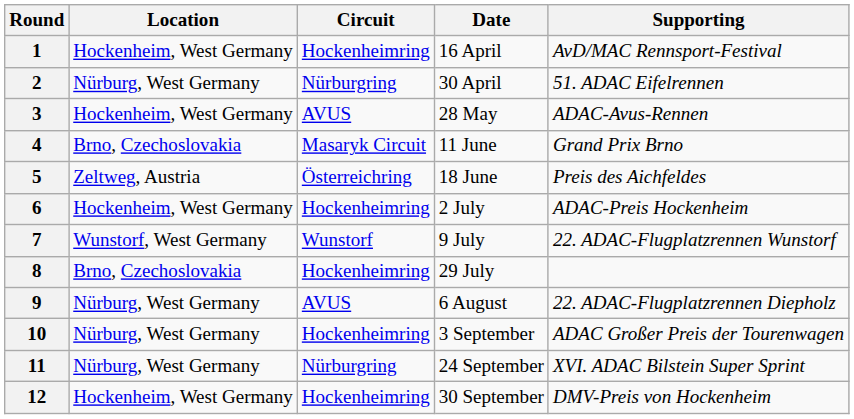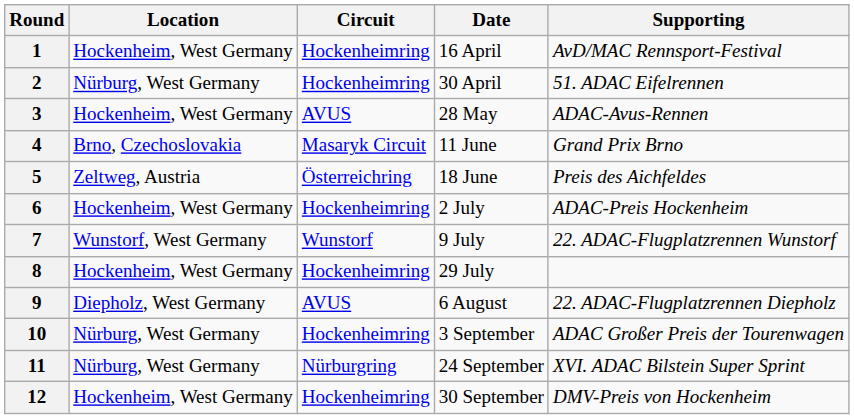(349, 82) Nürburgring -> (366, 82) Hockenheimring
(157, 271) Brno, Czechoslovakia -> (183, 271) Hockenheim, West Germany
(166, 302) Nürburg, West Germany -> (169, 302) Diepholz, West Germany
